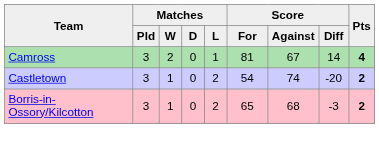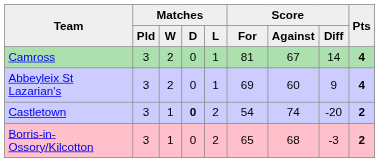+ row: (41, 85)
(193, 78) normal -> (193, 112) bold
